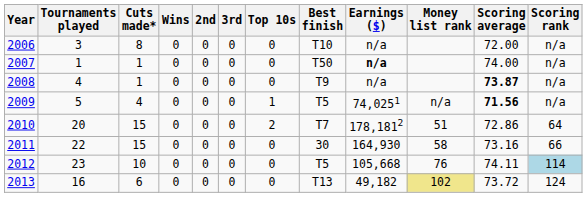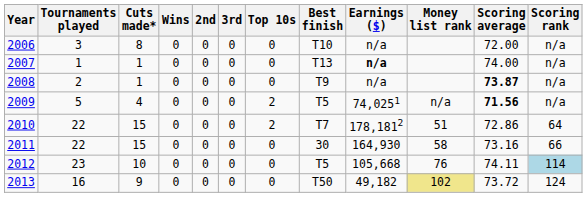(322, 64) T50 -> (322, 64) T13
(78, 83) 4 -> (78, 83) 2
(272, 103) 1 -> (272, 103) 2
(78, 126) 20 -> (78, 126) 22
(139, 183) 6 -> (139, 183) 9
(322, 183) T13 -> (322, 183) T50
